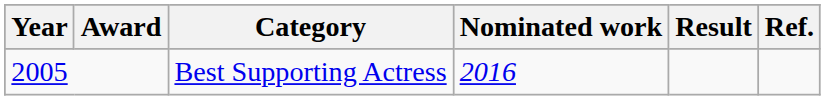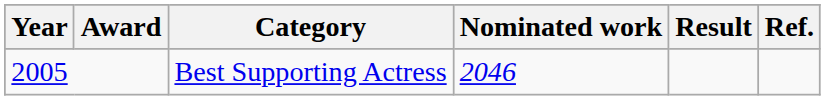(488, 71) 2016 -> (488, 71) 2046
